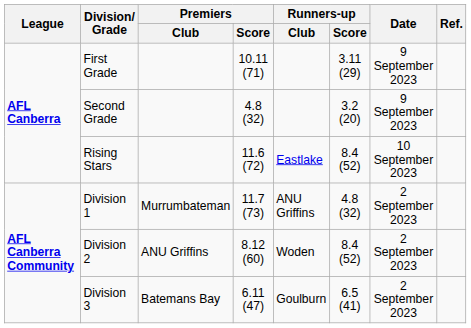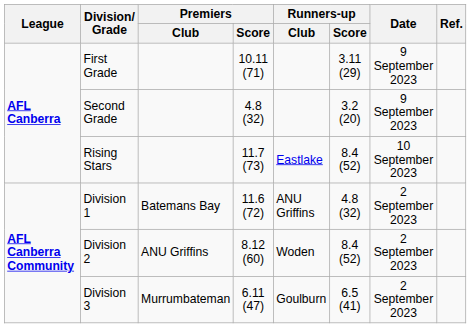(253, 159) 11.6 (72) -> (253, 159) 11.7 (73)
(186, 206) Murrumbateman -> (181, 206) Batemans Bay
(253, 206) 11.7 (73) -> (253, 206) 11.6 (72)
(181, 299) Batemans Bay -> (186, 299) Murrumbateman
